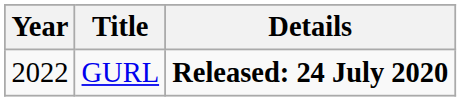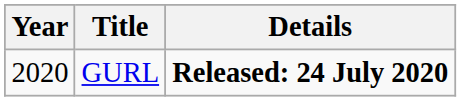(40, 72) 2022 -> (40, 72) 2020
